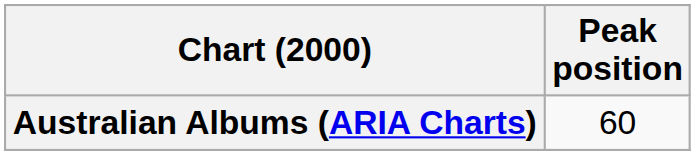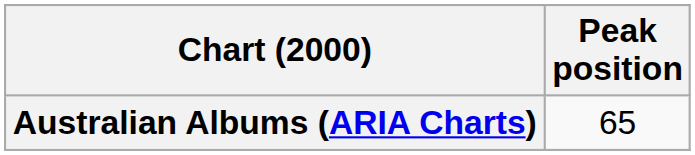(618, 122) 60 -> (618, 122) 65
